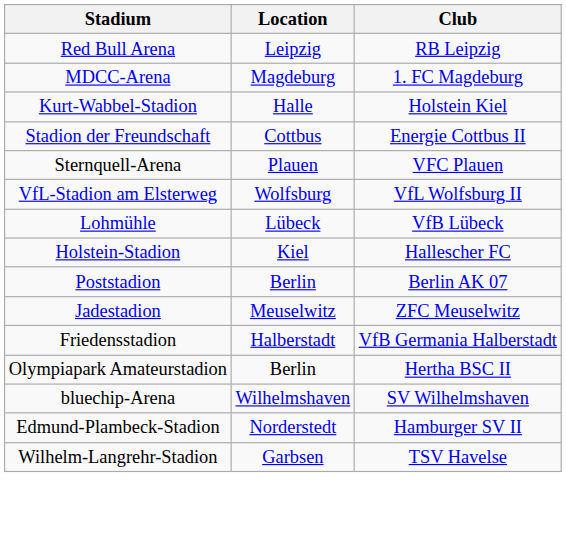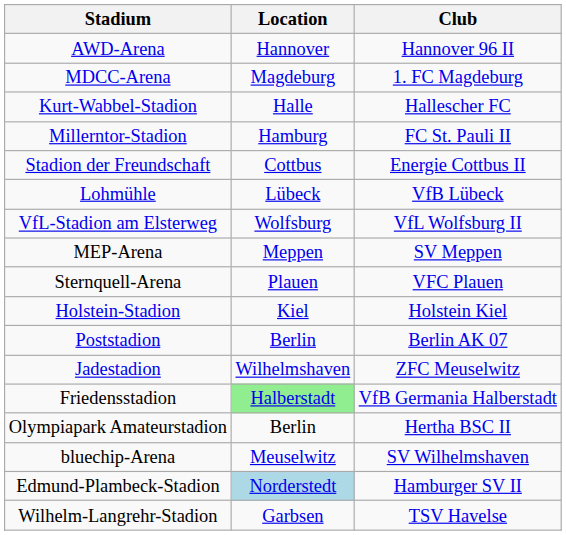+ row: (118, 48)
- row: (118, 48)
(458, 106) Holstein Kiel -> (458, 106) Hallescher FC
+ row: (118, 135)
rows swapped: (118, 223) <-> (118, 164)
+ row: (118, 252)
(458, 252) Hallescher FC -> (458, 310) Holstein Kiel
(293, 310) Meuselwitz -> (293, 369) Wilhelmshaven
(293, 340) no background -> (293, 398) lightgreen background
(293, 398) Wilhelmshaven -> (293, 456) Meuselwitz
(293, 427) no background -> (293, 485) lightblue background
